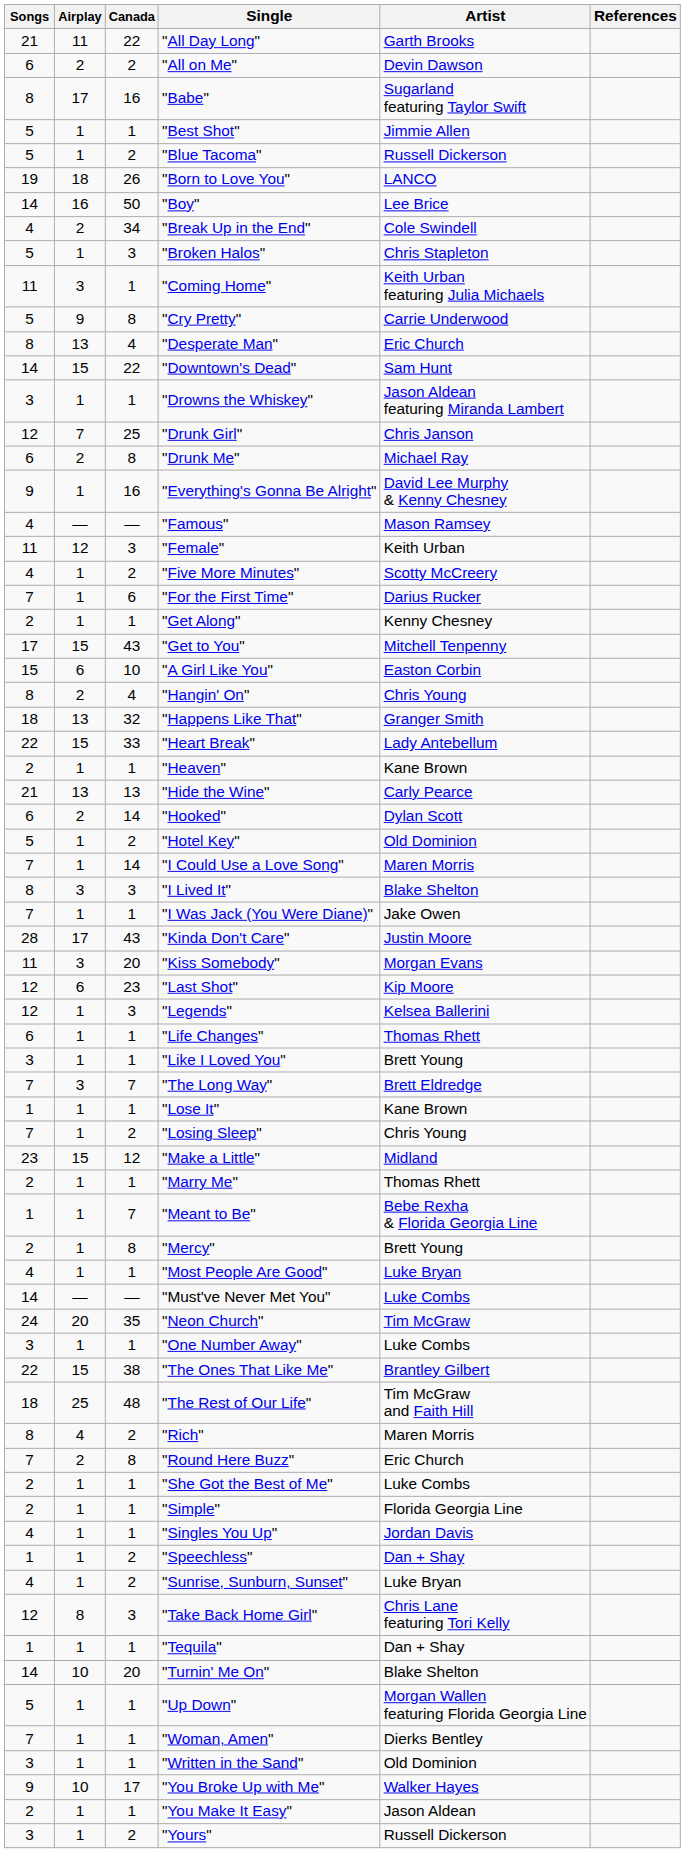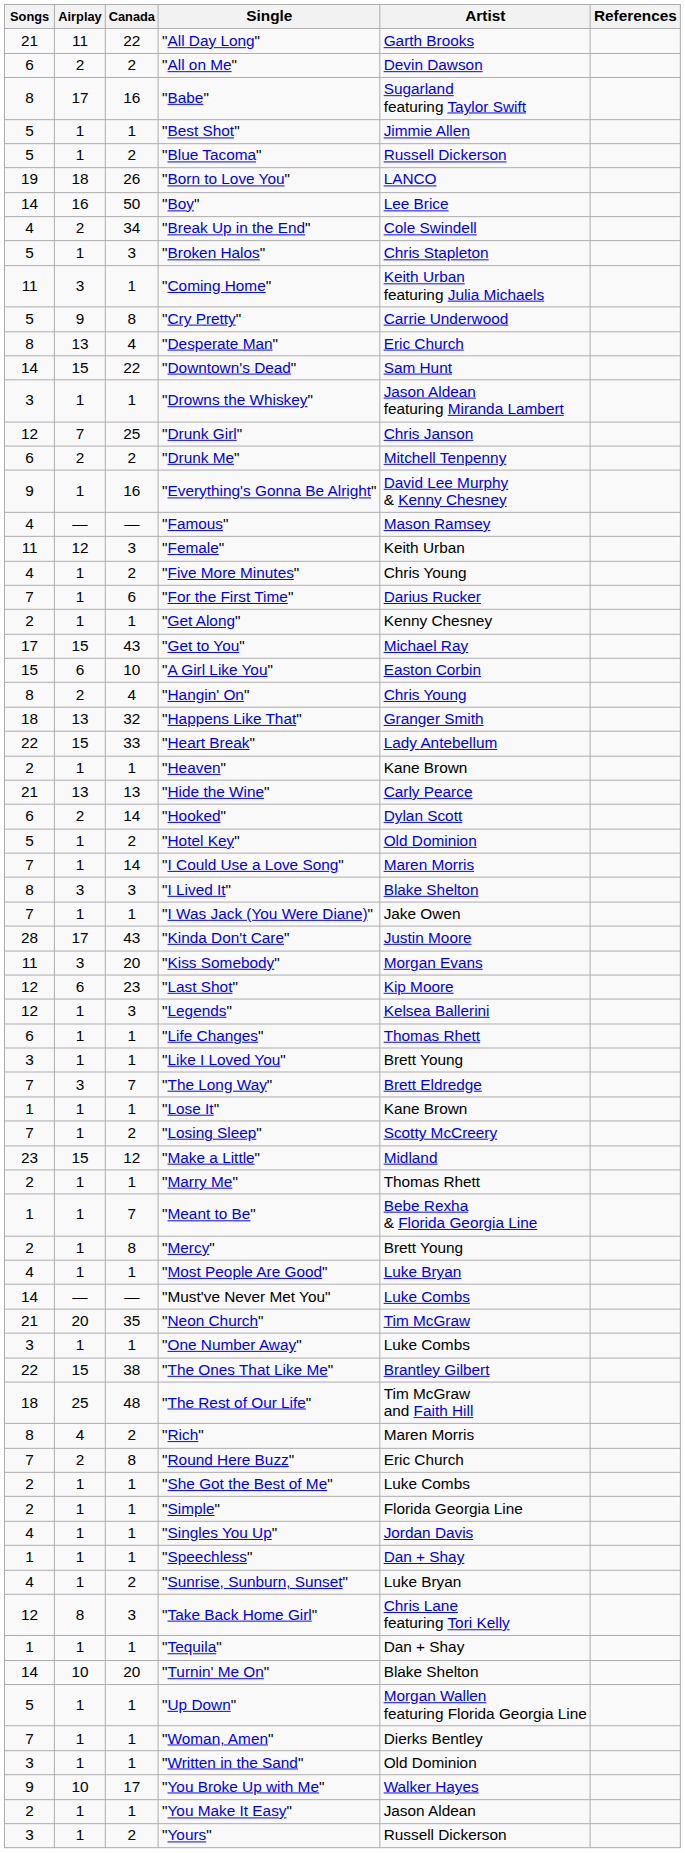(132, 458) 8 -> (132, 458) 2
(426, 458) Michael Ray -> (445, 458) Mitchell Tenpenny
(440, 572) Scotty McCreery -> (425, 572) Chris Young
(445, 646) Mitchell Tenpenny -> (426, 646) Michael Ray
(425, 1133) Chris Young -> (440, 1133) Scotty McCreery
(30, 1321) 24 -> (30, 1321) 21
(132, 1557) 2 -> (132, 1557) 1
